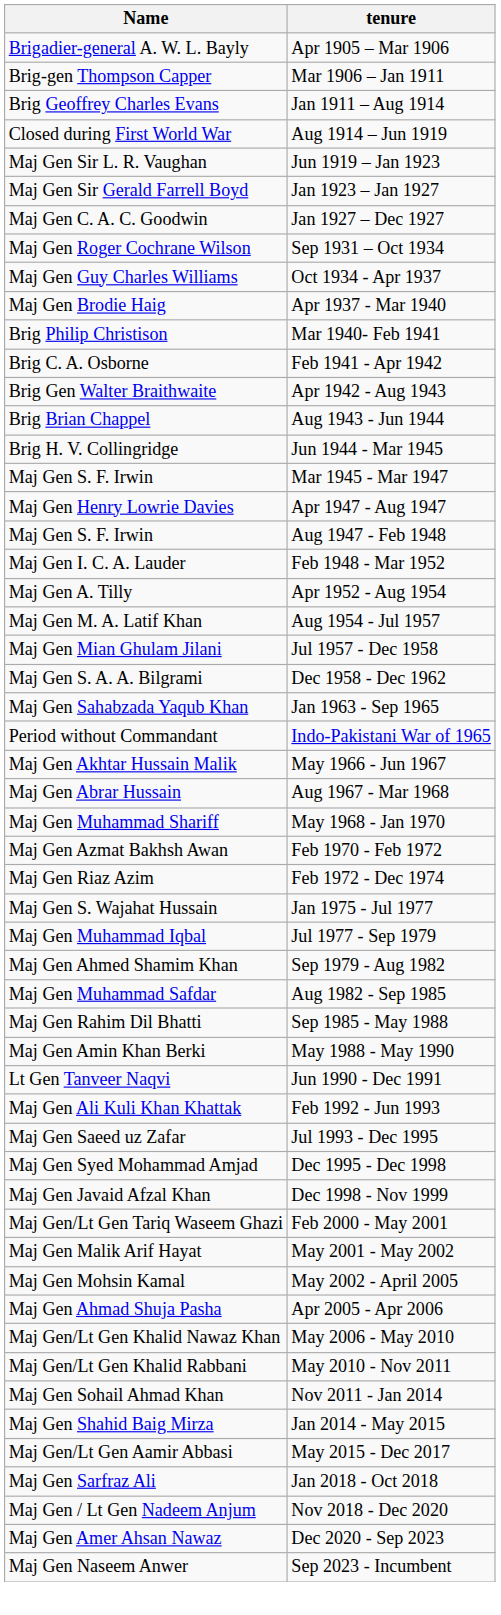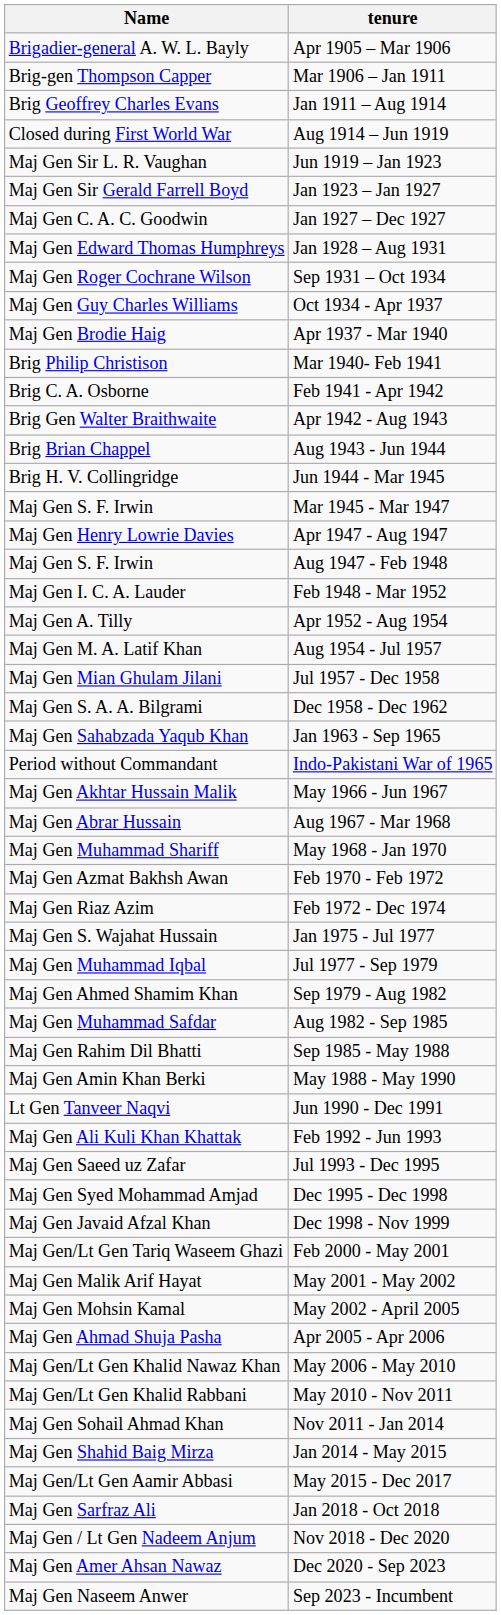+ row: (370, 248)
